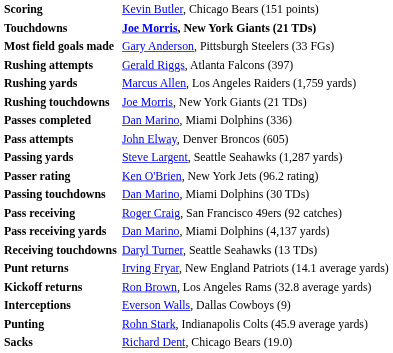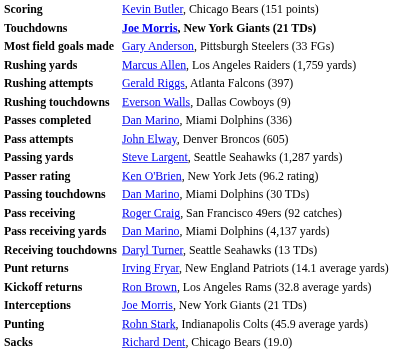rows swapped: (49, 65) <-> (41, 83)
(214, 102) Joe Morris, New York Giants (21 TDs) -> (206, 102) Everson Walls, Dallas Cowboys (9)
(206, 305) Everson Walls, Dallas Cowboys (9) -> (214, 305) Joe Morris, New York Giants (21 TDs)
